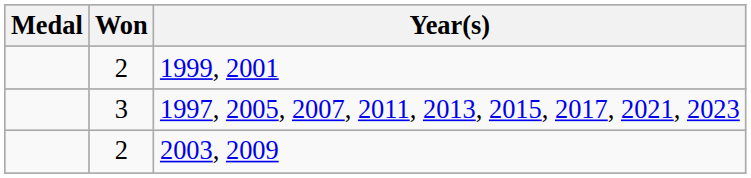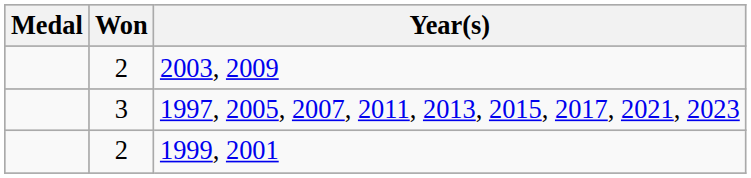rows swapped: (219, 67) <-> (219, 151)
